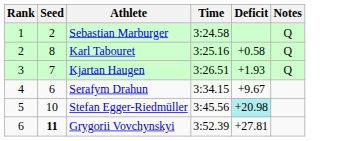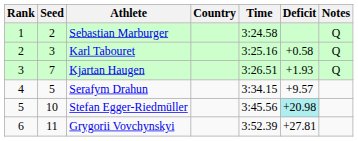+ column: (215, 13)
(52, 51) 8 -> (52, 51) 3
(52, 88) 6 -> (52, 88) 5
(251, 88) +9.67 -> (300, 88) +9.57
(52, 126) bold -> (52, 126) normal
